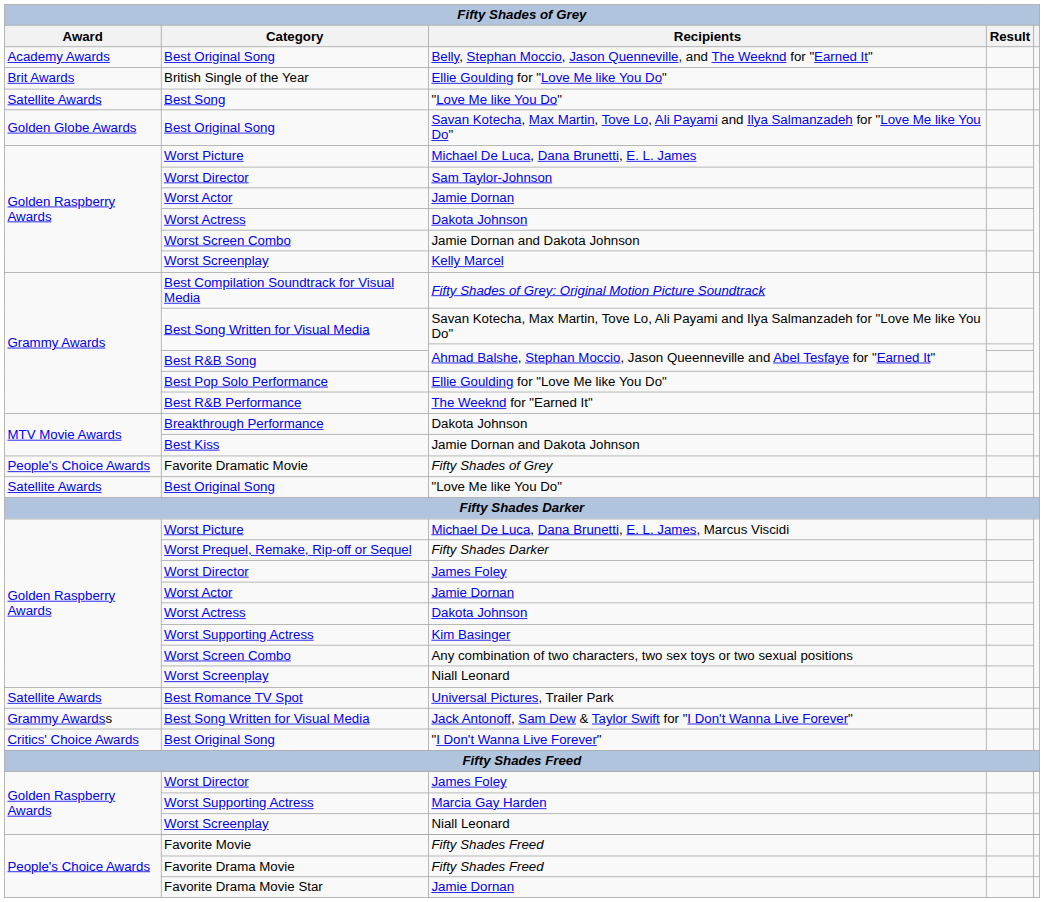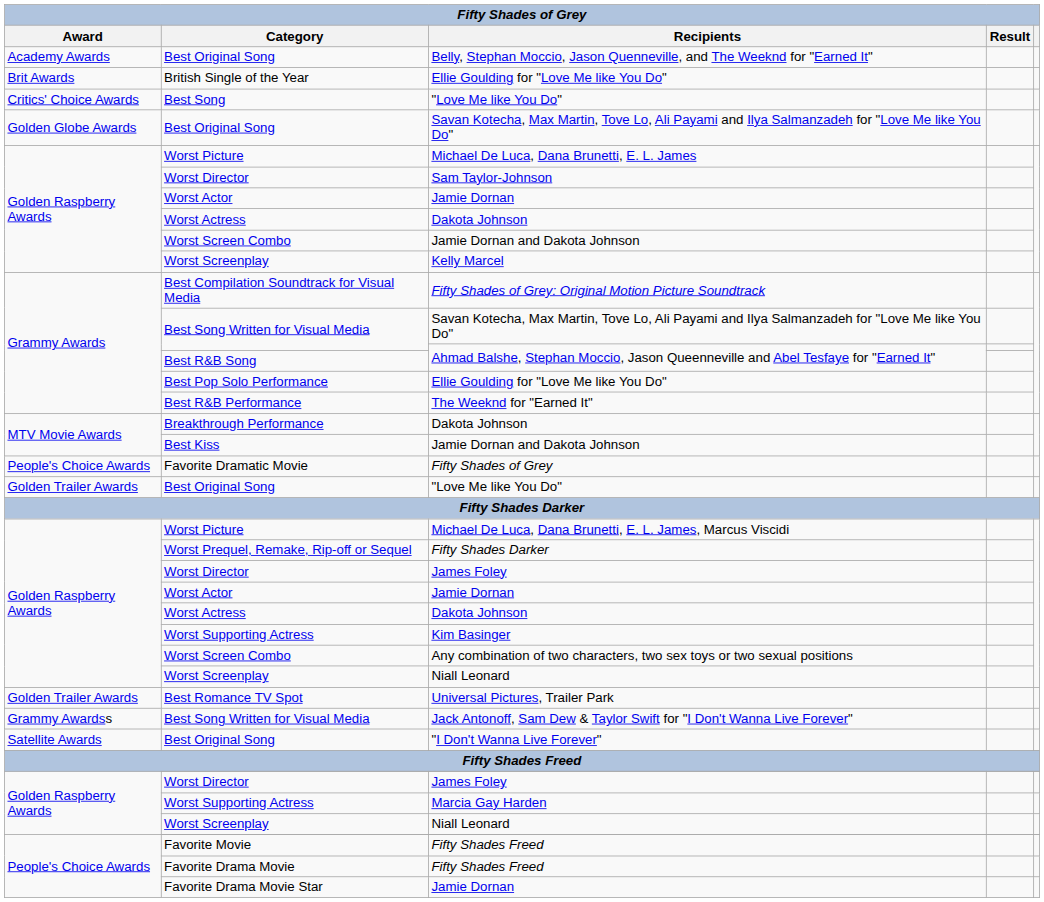(55, 99) Satellite Awards -> (73, 99) Critics' Choice Awards
(55, 487) Satellite Awards -> (73, 487) Golden Trailer Awards
(55, 697) Satellite Awards -> (73, 697) Golden Trailer Awards
(73, 739) Critics' Choice Awards -> (55, 739) Satellite Awards
